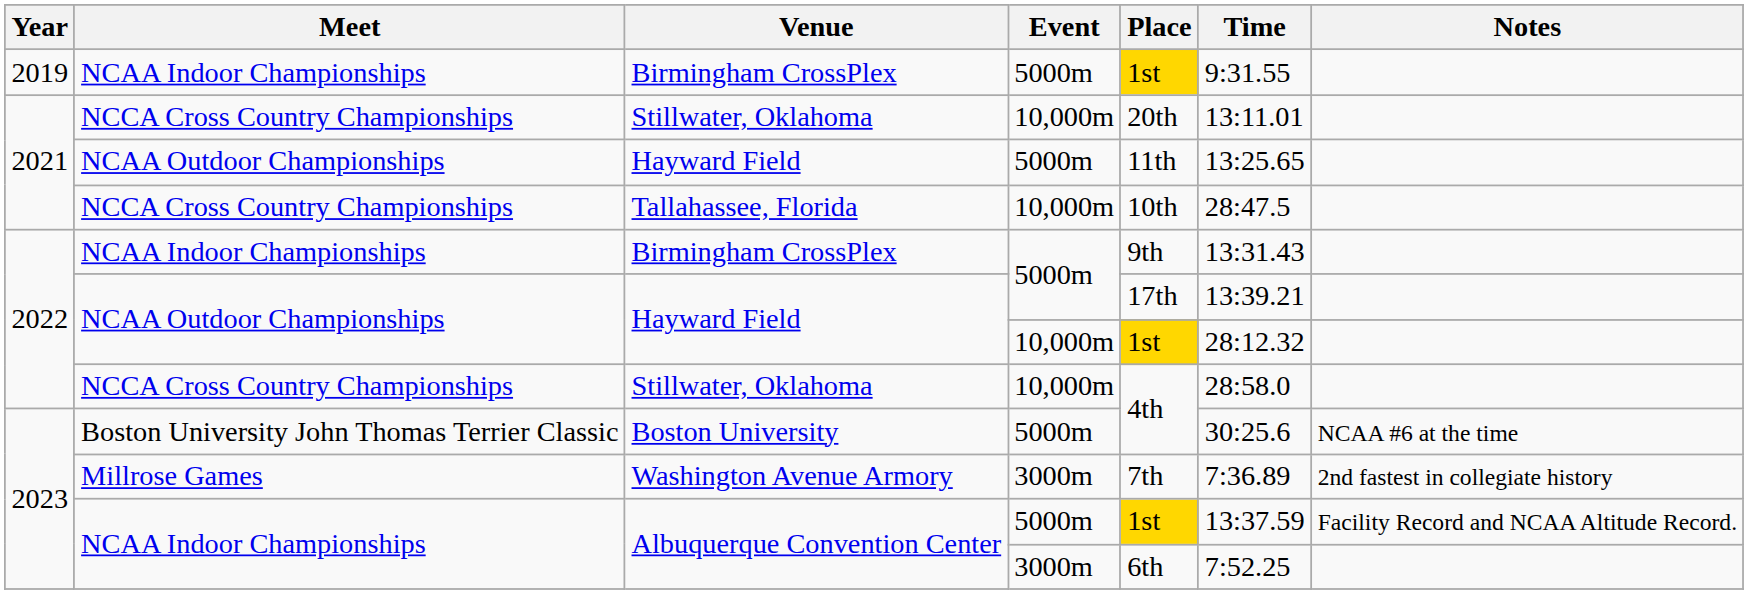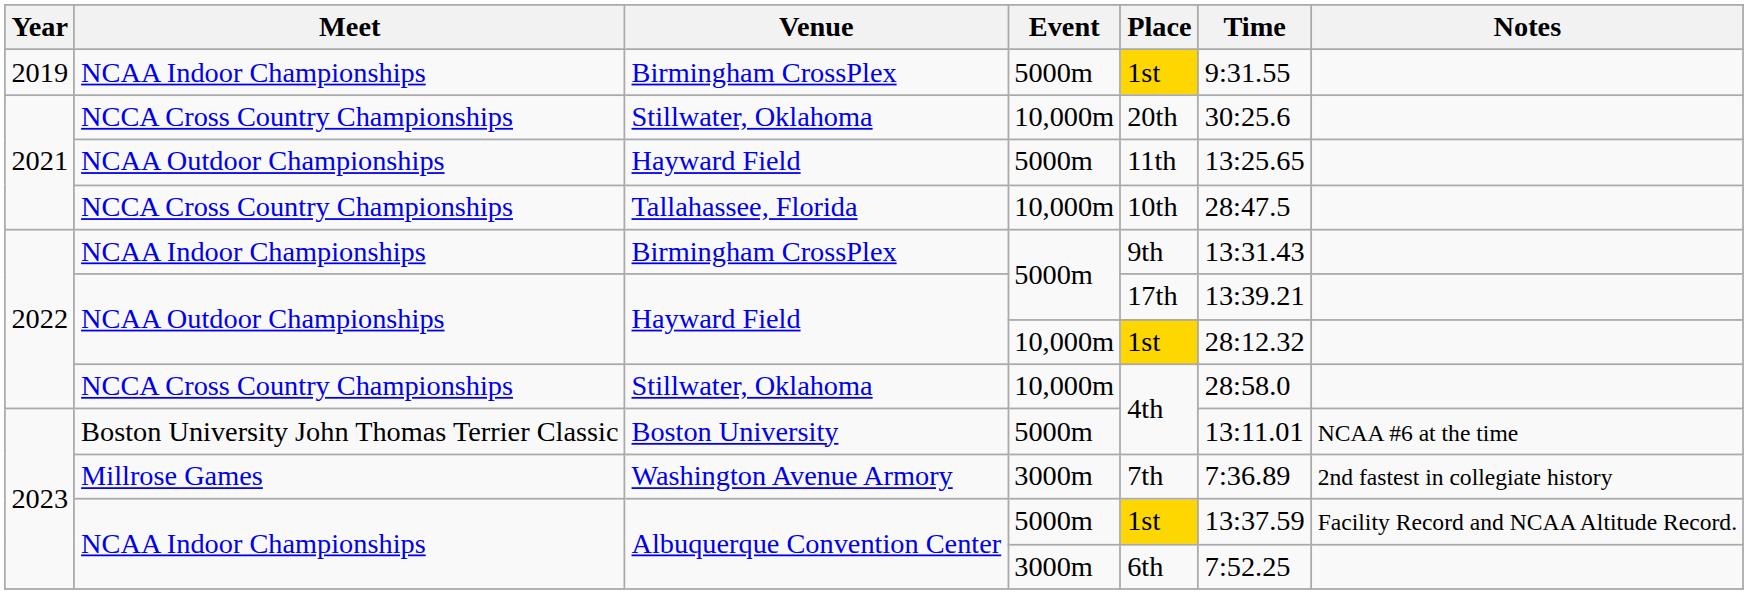(1254, 116) 13:11.01 -> (1248, 116) 30:25.6
(1248, 431) 30:25.6 -> (1254, 431) 13:11.01
